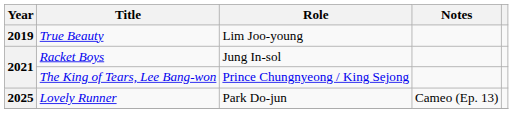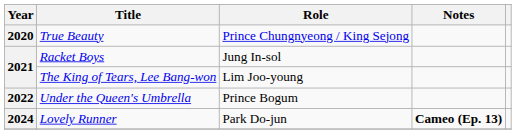(21, 35) 2019 -> (21, 35) 2020
(263, 35) Lim Joo-young -> (316, 35) Prince Chungnyeong / King Sejong
(316, 77) Prince Chungnyeong / King Sejong -> (263, 77) Lim Joo-young
+ row: (115, 98)
(21, 98) 2025 -> (21, 118) 2024
(457, 98) normal -> (459, 118) bold
